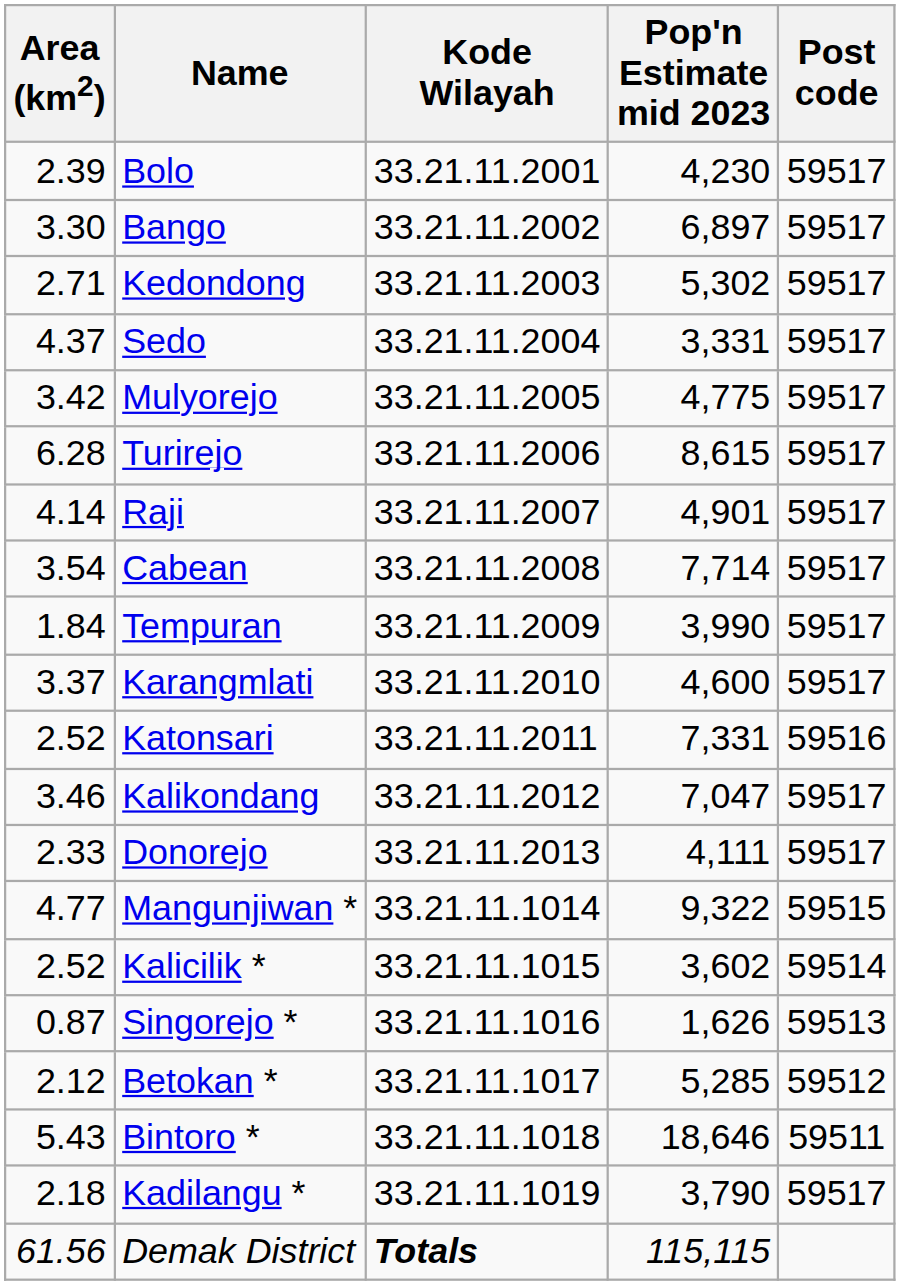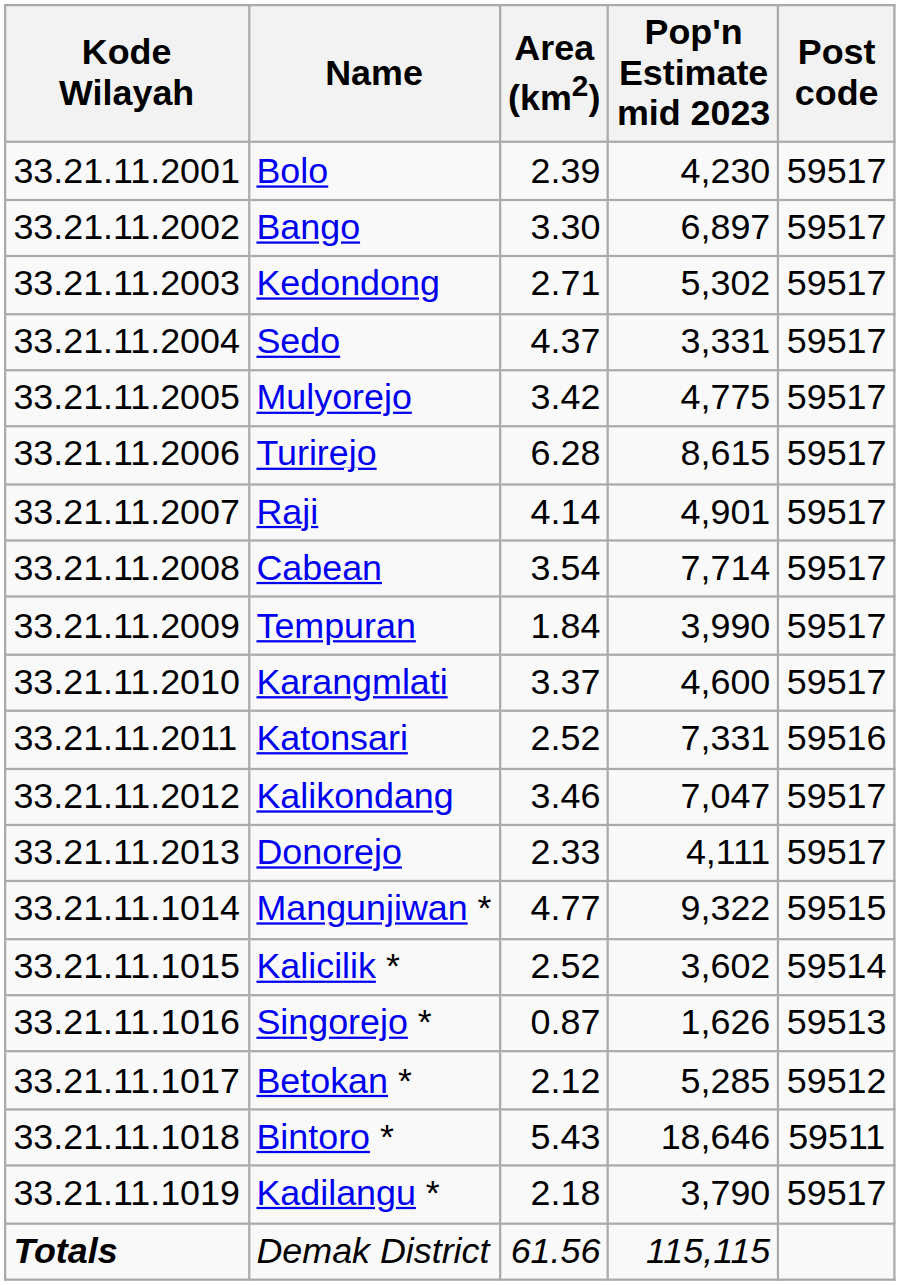columns swapped: (487, 73) <-> (60, 73)
